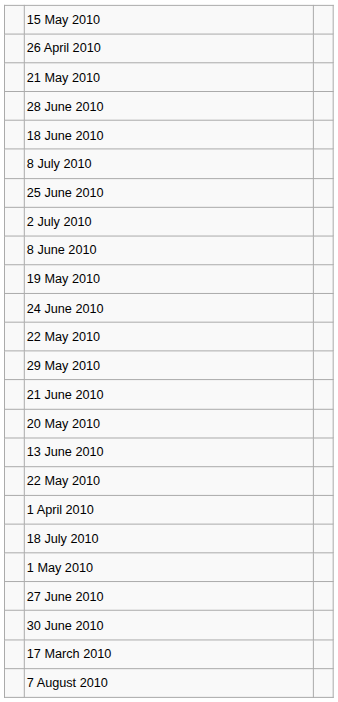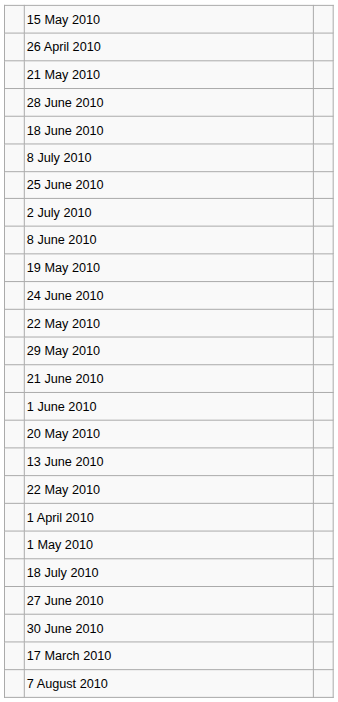+ row: (14, 406)
rows swapped: (14, 539) <-> (14, 567)
